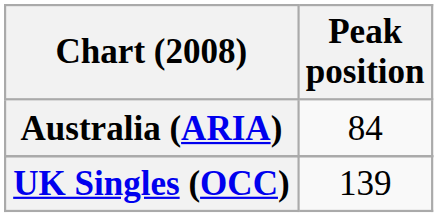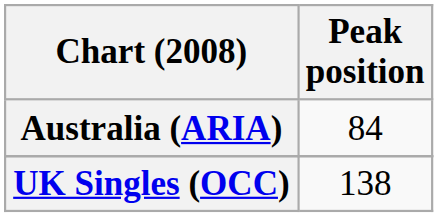(365, 182) 139 -> (365, 182) 138
